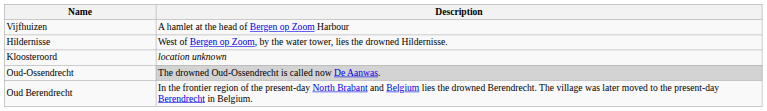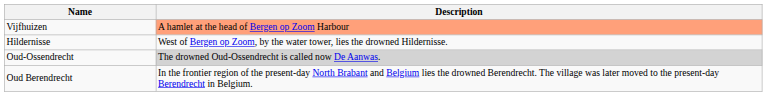(254, 27) no background -> (254, 27) lightsalmon background
- row: (32, 57)
